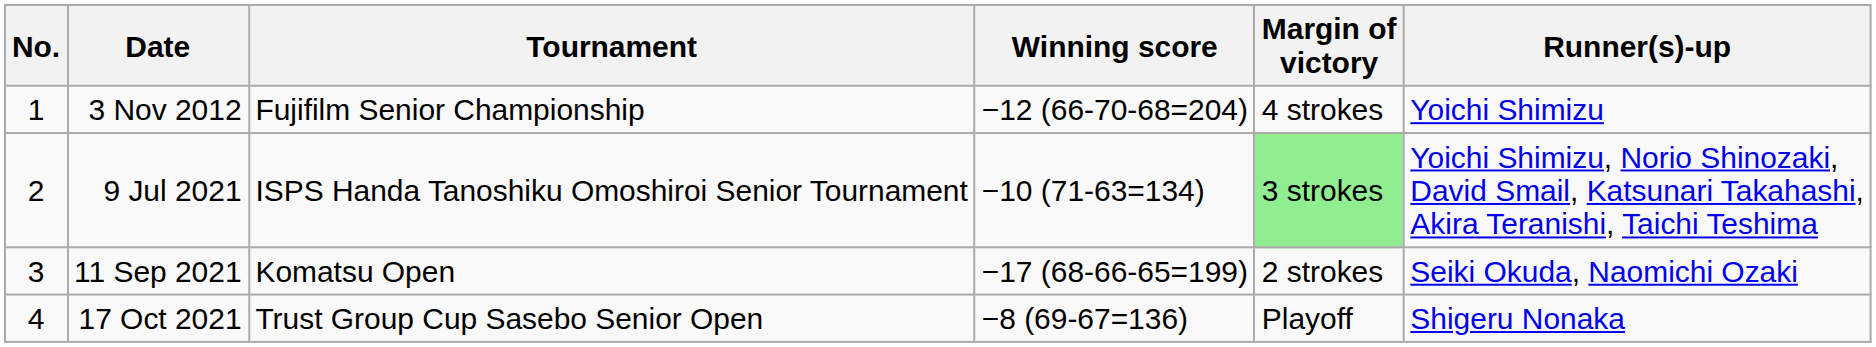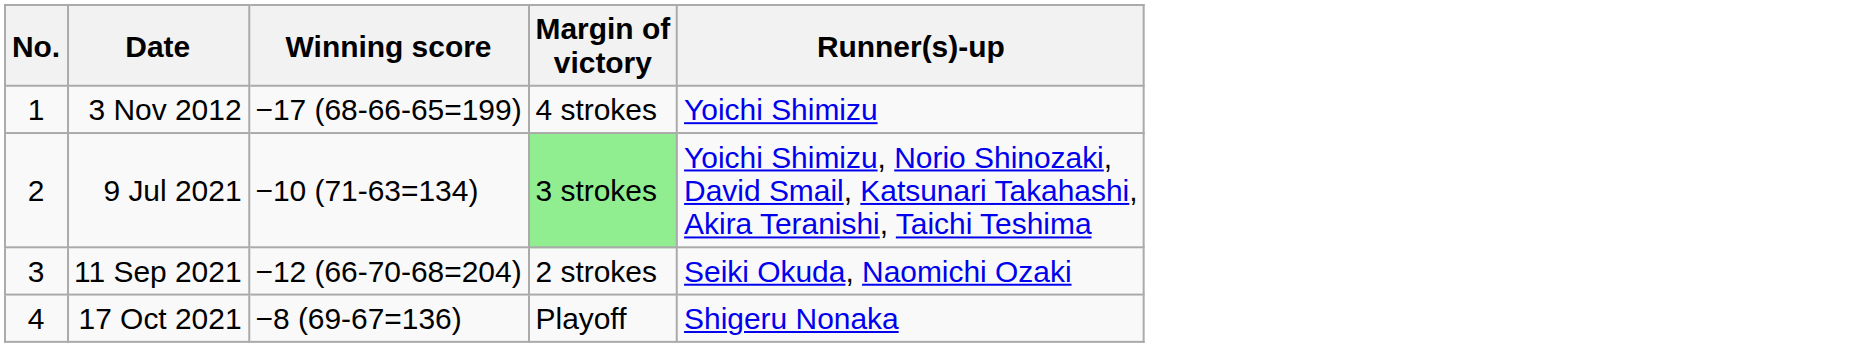- column: (612, 46)
(1115, 110) −12 (66-70-68=204) -> (389, 110) −17 (68-66-65=199)
(1115, 272) −17 (68-66-65=199) -> (389, 272) −12 (66-70-68=204)
